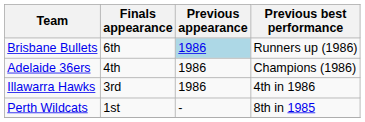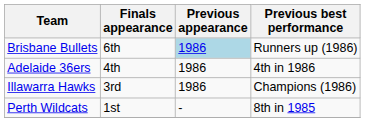(305, 68) Champions (1986) -> (284, 68) 4th in 1986
(284, 87) 4th in 1986 -> (305, 87) Champions (1986)
